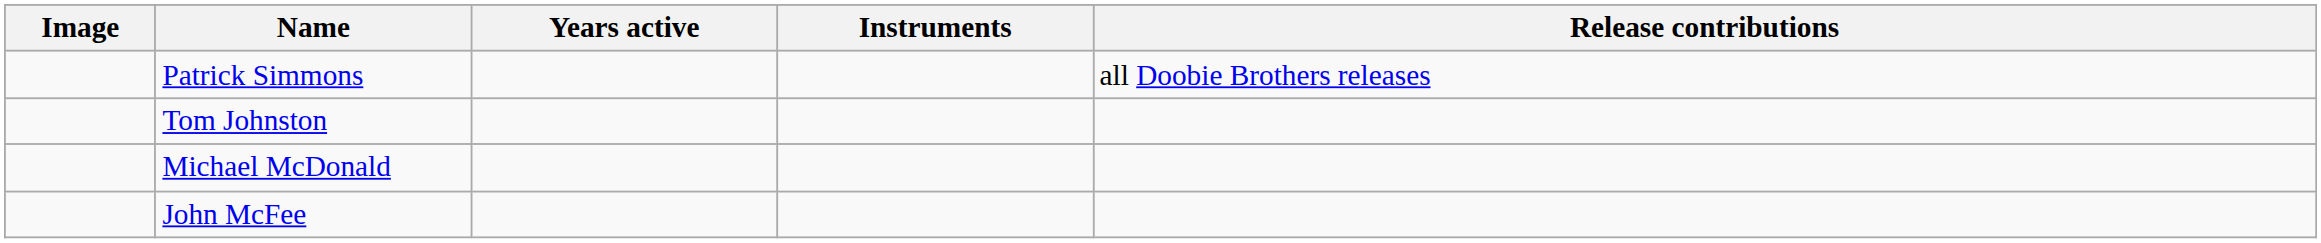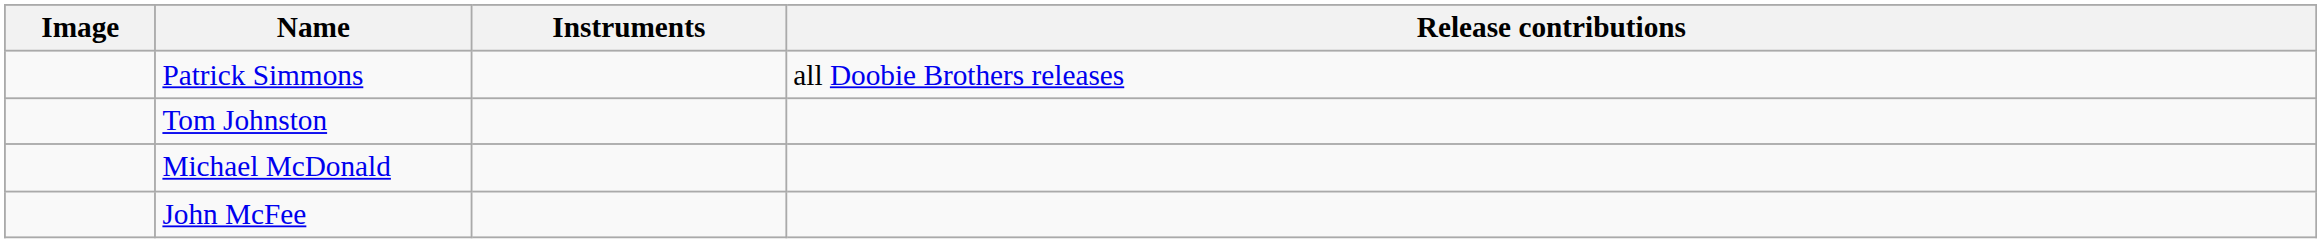- column: (624, 27)
